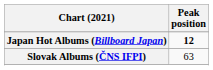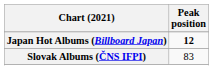(189, 56) 63 -> (189, 56) 83
